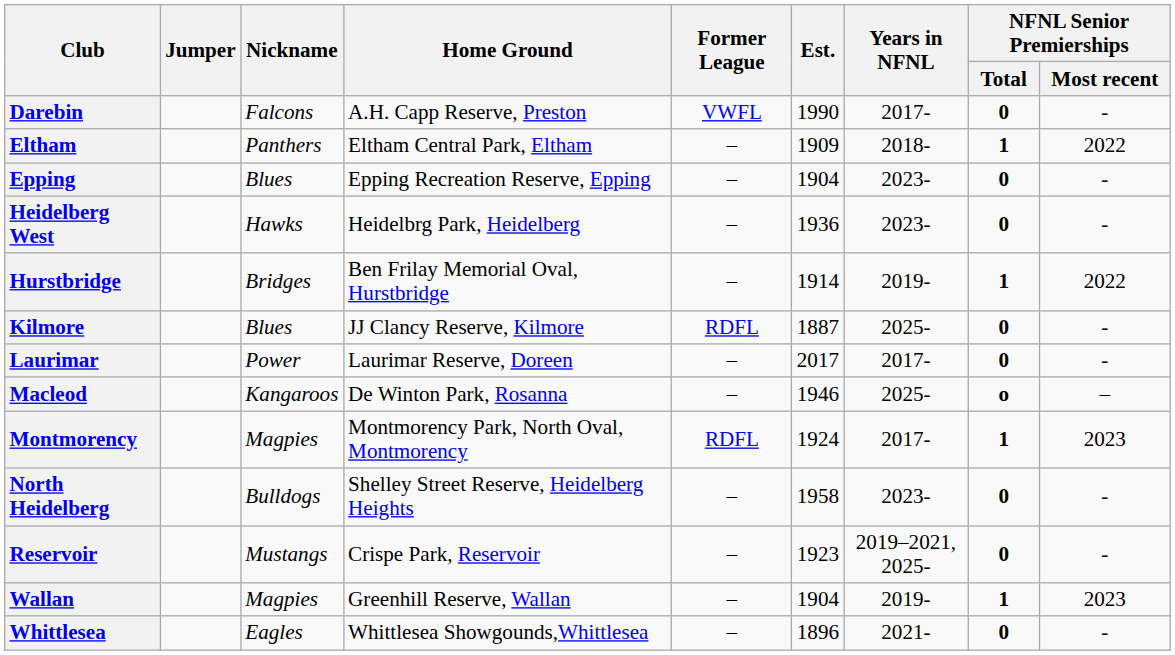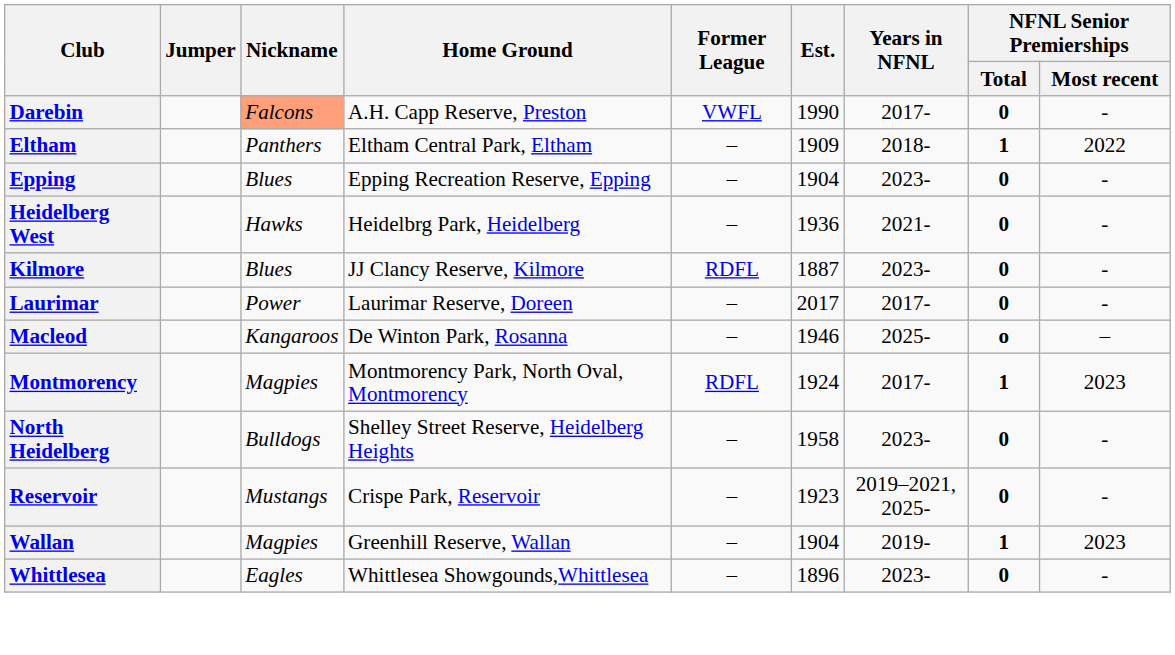(279, 111) no background -> (279, 111) lightsalmon background
(906, 224) 2023- -> (906, 224) 2021-
- row: (65, 281)
(906, 326) 2025- -> (906, 269) 2023-
(906, 632) 2021- -> (906, 575) 2023-
